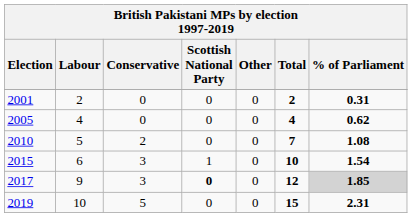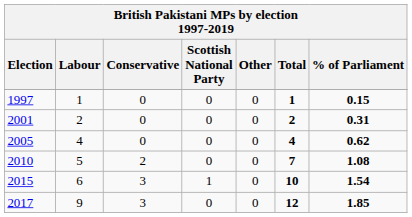+ row: (20, 99)
(209, 181) bold -> (209, 202) normal
(358, 181) lightgrey background -> (358, 202) no background
- row: (20, 202)
